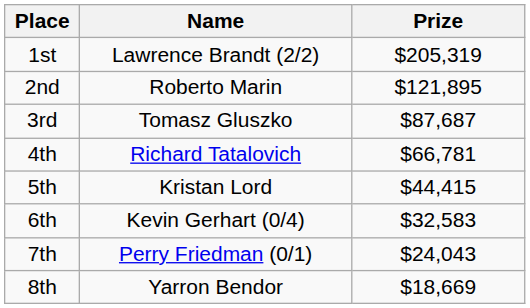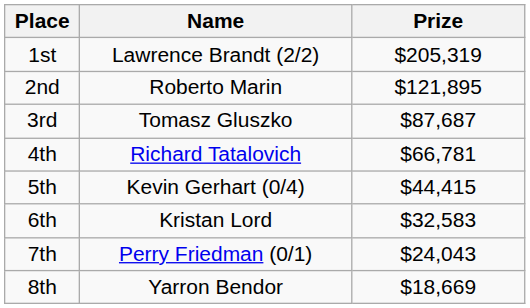(216, 187) Kristan Lord -> (216, 187) Kevin Gerhart (0/4)
(216, 220) Kevin Gerhart (0/4) -> (216, 220) Kristan Lord
